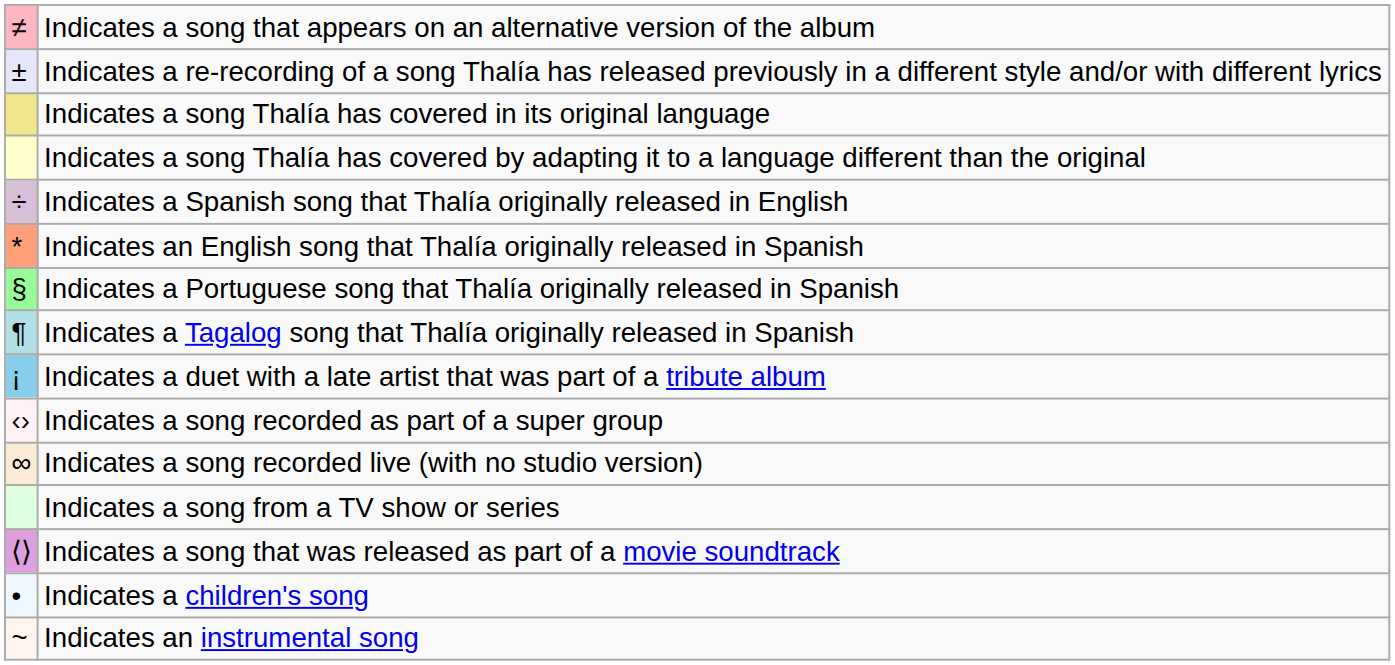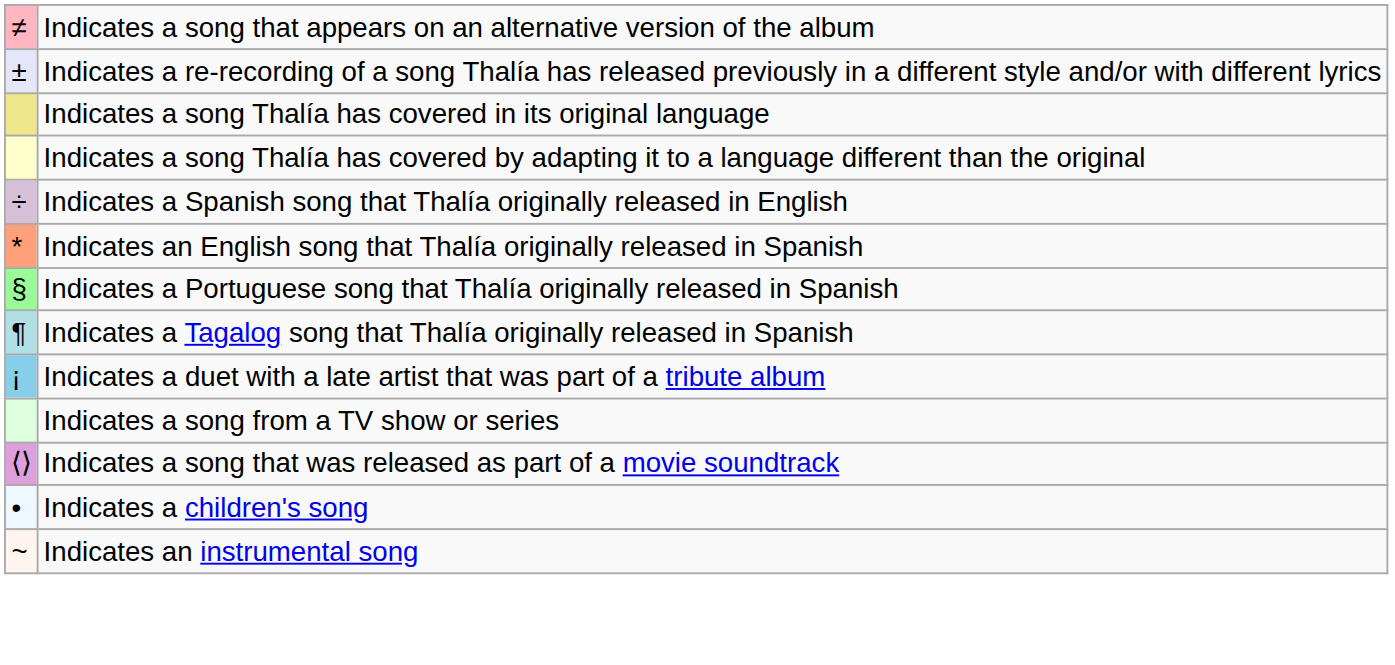- row: (354, 420)
- row: (374, 464)
